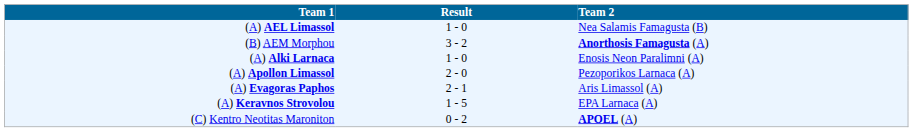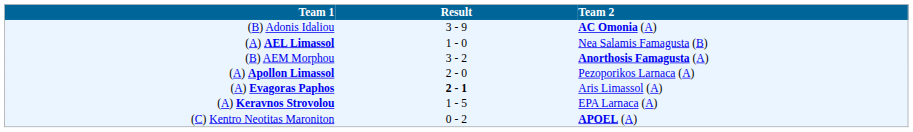+ row: (291, 27)
- row: (292, 58)
(456, 88) normal -> (456, 88) bold
